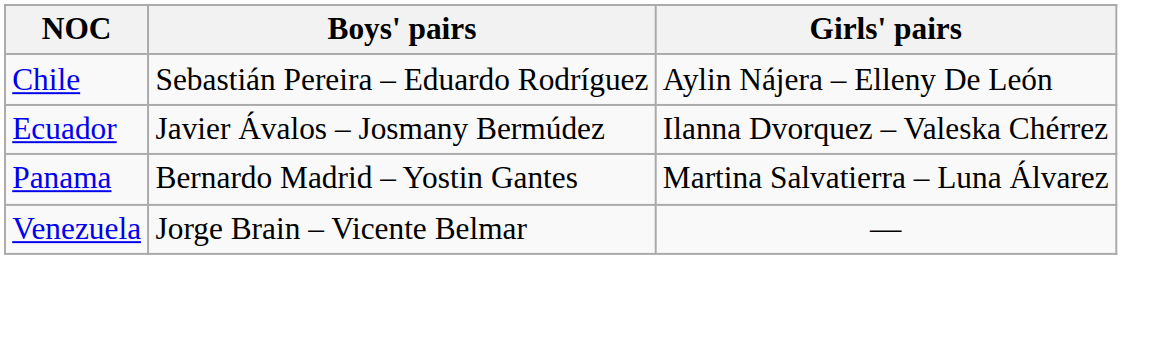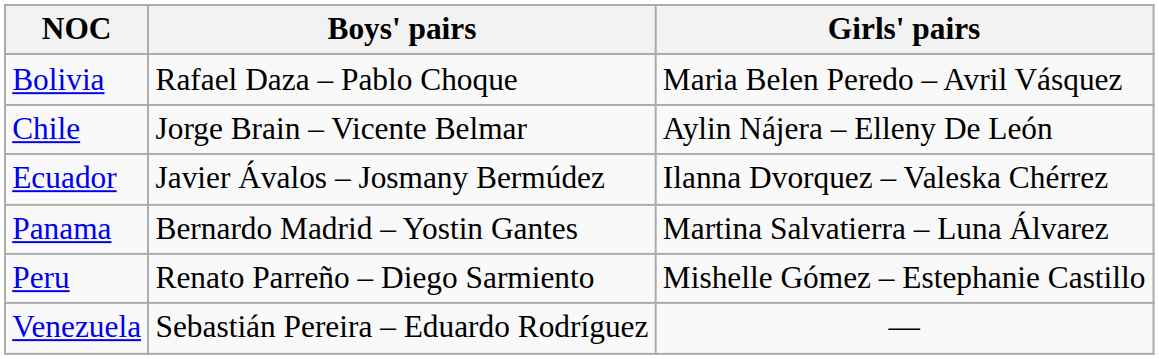+ row: (58, 79)
(402, 79) Sebastián Pereira – Eduardo Rodríguez -> (341, 128) Jorge Brain – Vicente Belmar
+ row: (41, 278)
(341, 228) Jorge Brain – Vicente Belmar -> (402, 327) Sebastián Pereira – Eduardo Rodríguez
